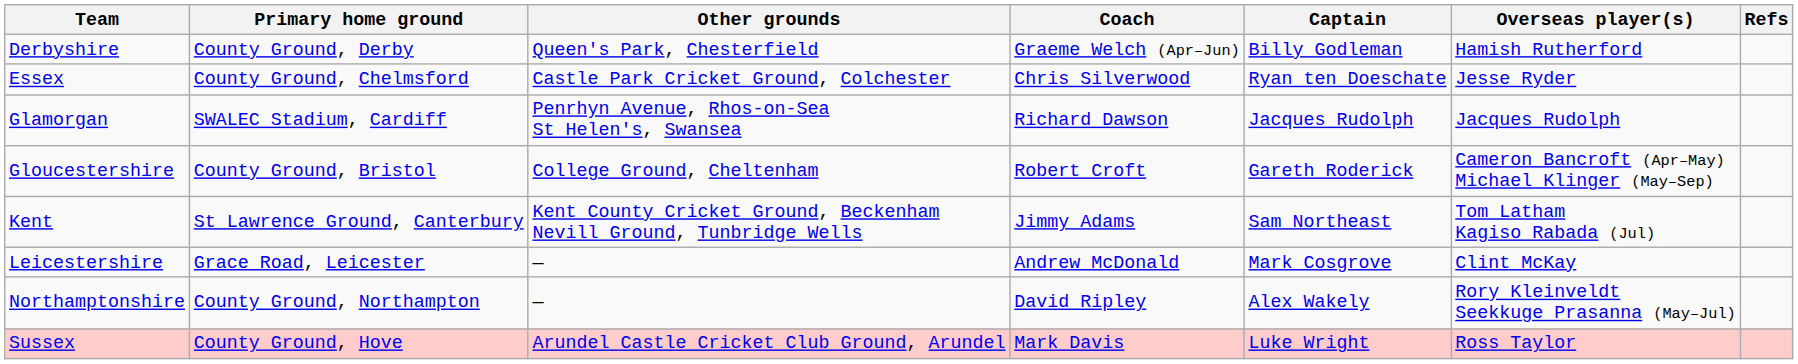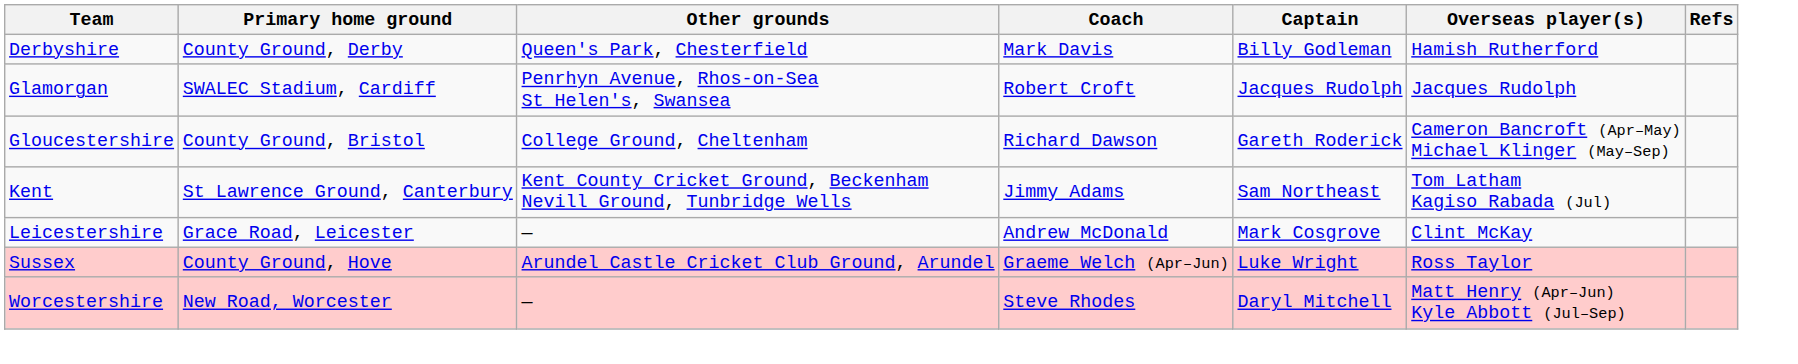(1127, 50) Graeme Welch (Apr–Jun) -> (1058, 50) Mark Davis
- row: (37, 79)
(1091, 120) Richard Dawson -> (1069, 90) Robert Croft
(1080, 171) Robert Croft -> (1080, 141) Richard Dawson
- row: (97, 303)
(1069, 343) Mark Davis -> (1116, 262) Graeme Welch (Apr–Jun)
+ row: (86, 303)
